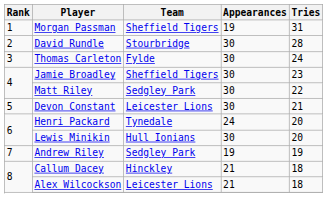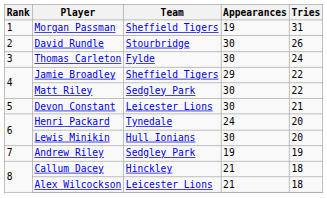(297, 44) 28 -> (297, 44) 26
(229, 75) 30 -> (229, 75) 29
(297, 75) 23 -> (297, 75) 22
